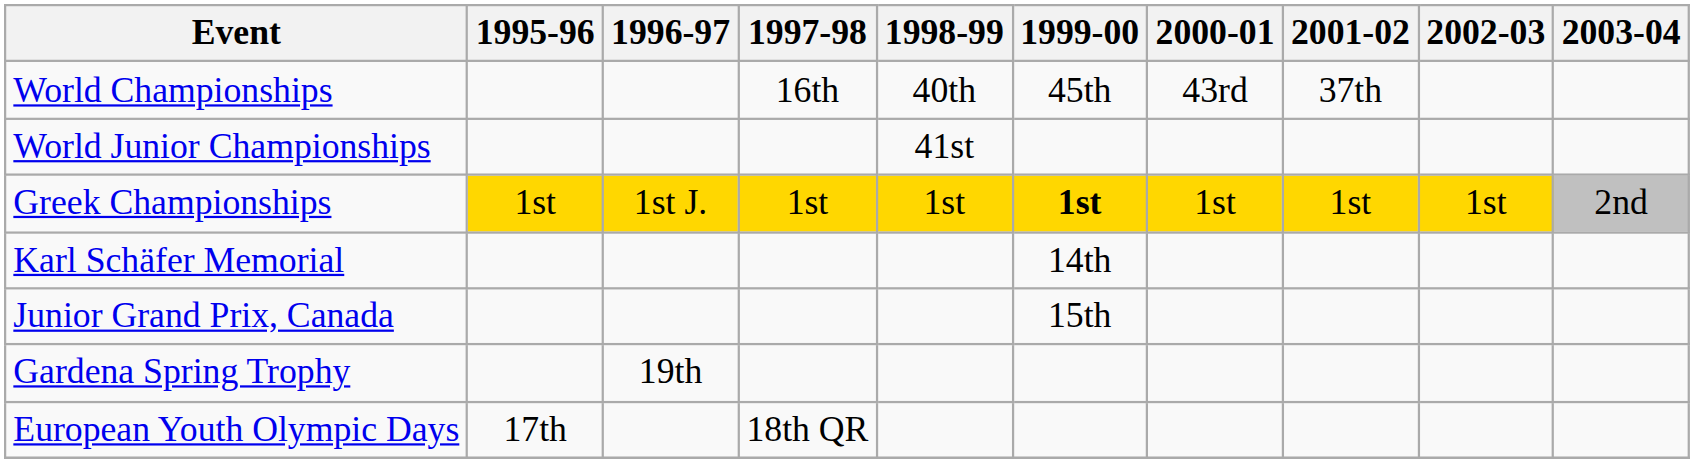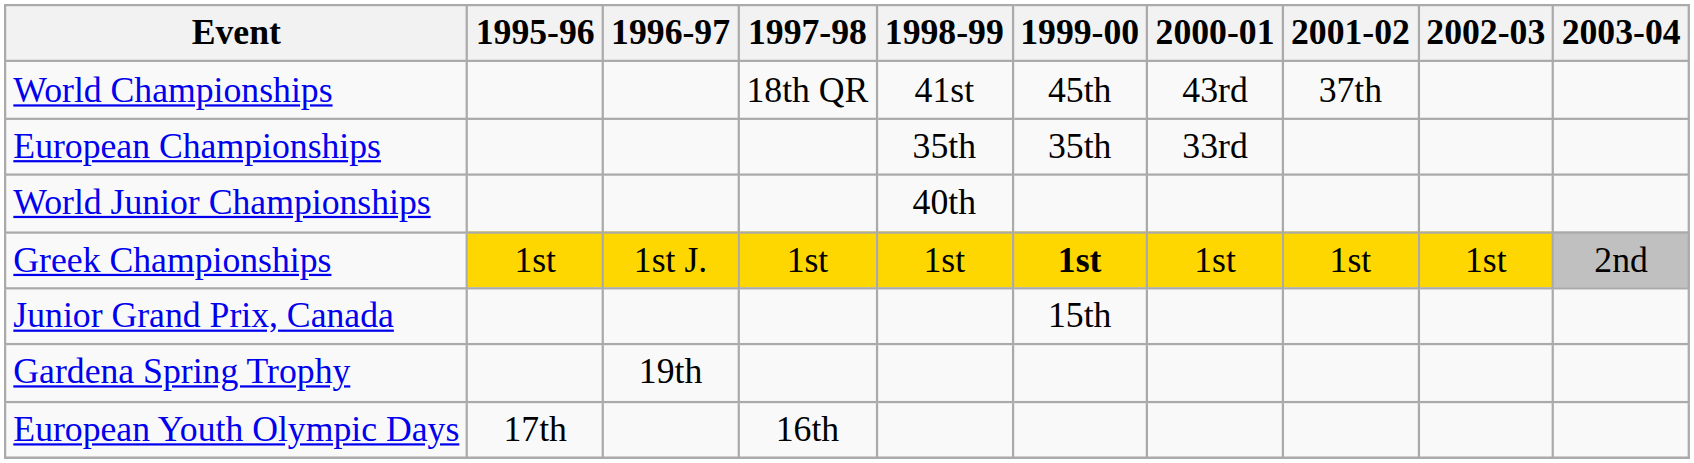(807, 89) 16th -> (807, 89) 18th QR
(944, 89) 40th -> (944, 89) 41st
+ row: (197, 145)
(944, 145) 41st -> (944, 202) 40th
- row: (179, 259)
(807, 428) 18th QR -> (807, 428) 16th
